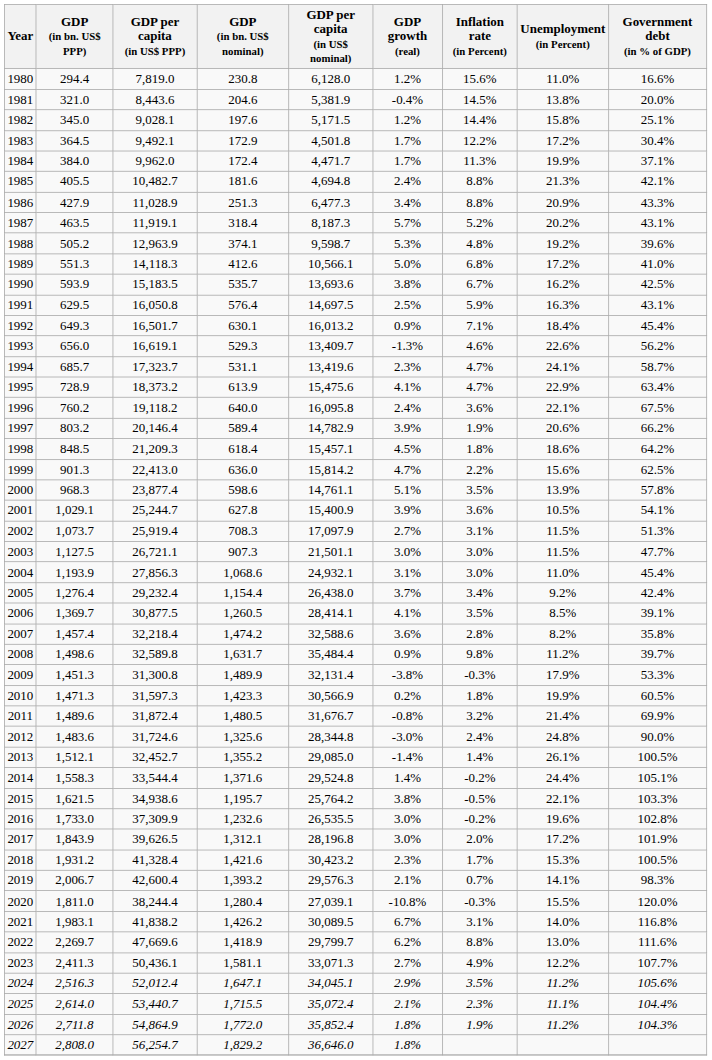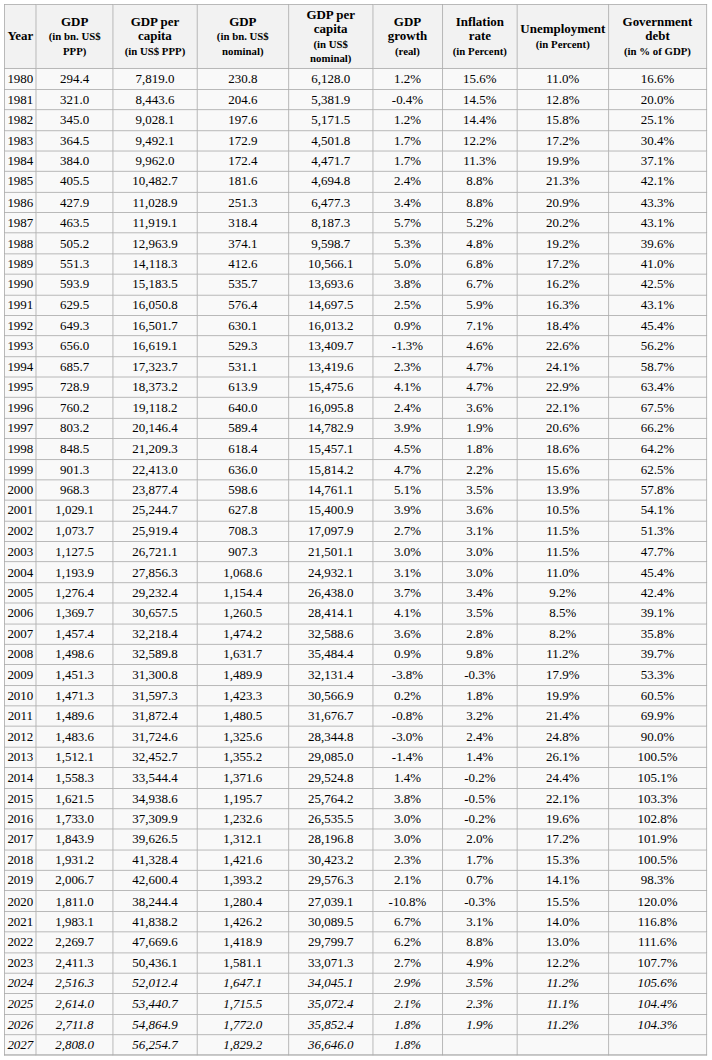(563, 99) 13.8% -> (563, 99) 12.8%
(155, 613) 30,877.5 -> (155, 613) 30,657.5
